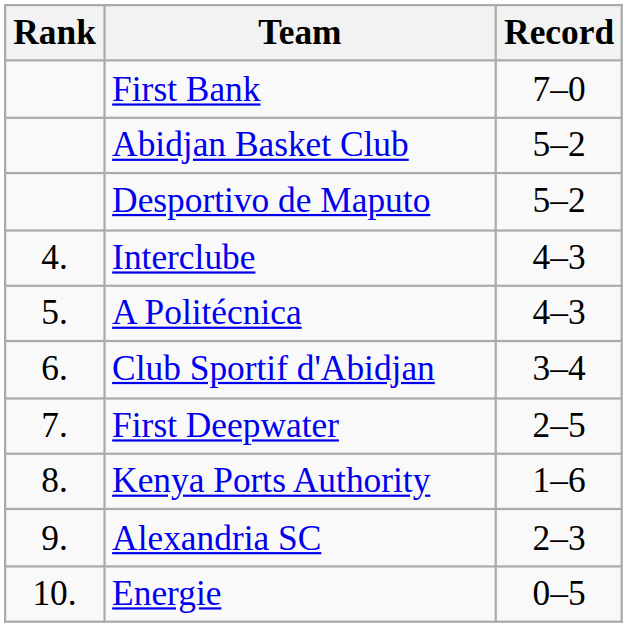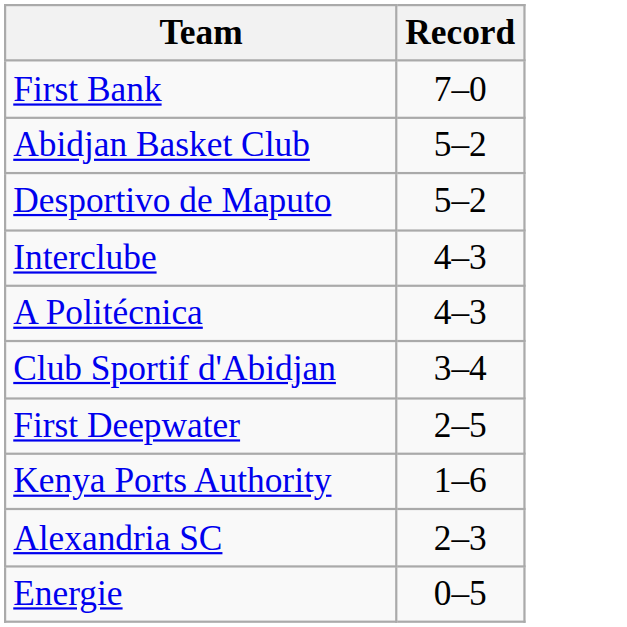- column: (55, 32)
